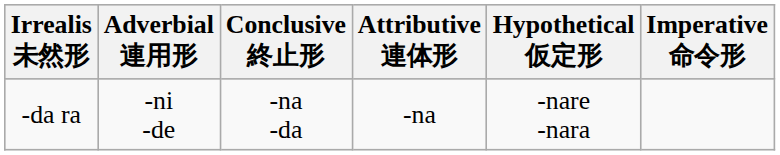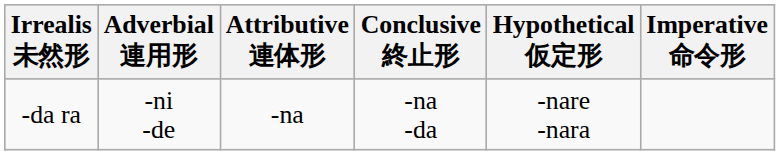columns swapped: (286, 40) <-> (419, 40)
